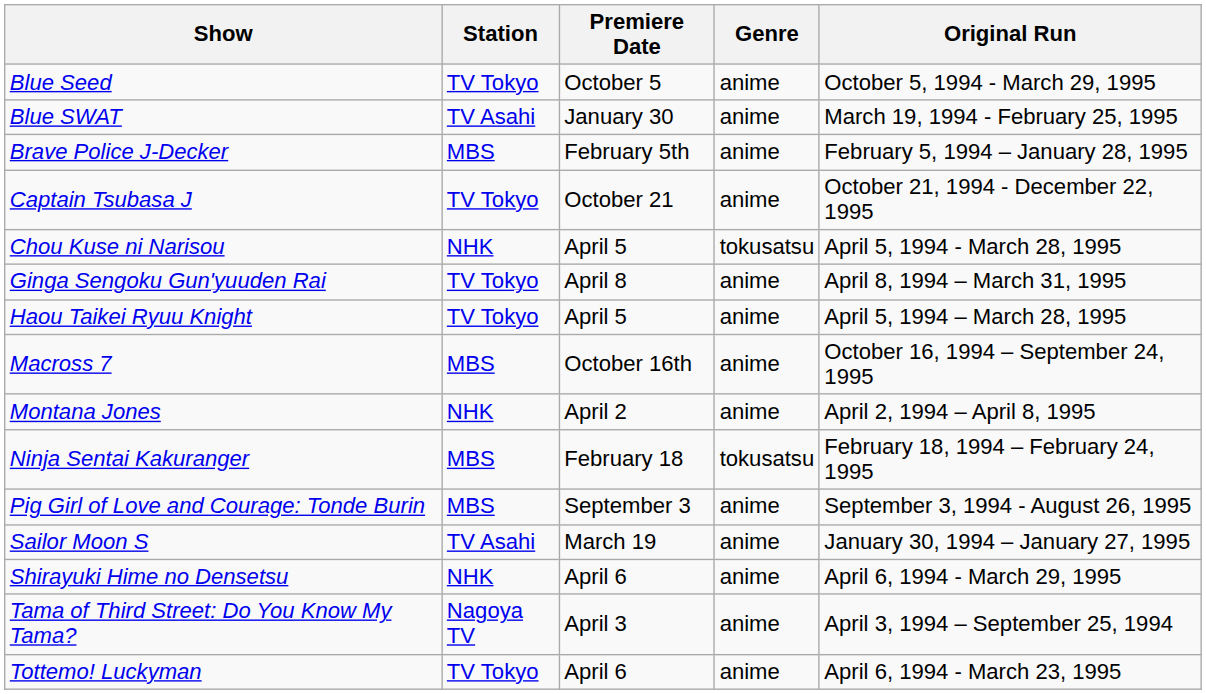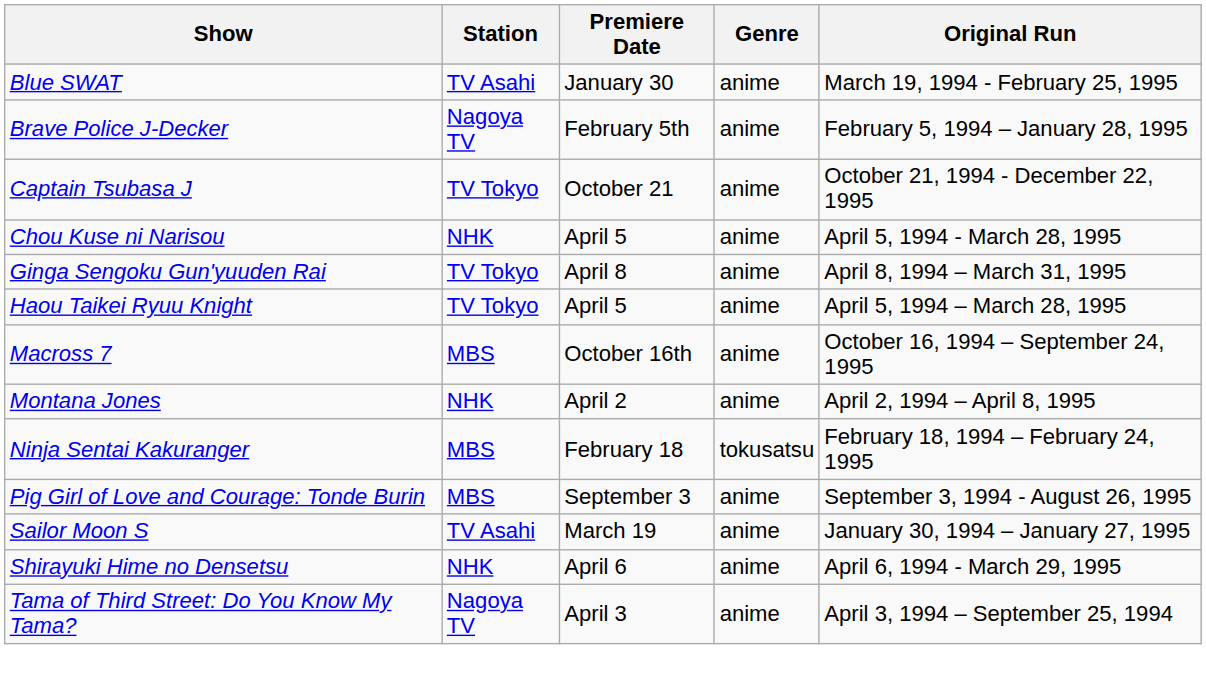- row: (61, 81)
(471, 151) MBS -> (485, 129) Nagoya TV
(767, 246) tokusatsu -> (750, 236) anime
- row: (106, 671)
